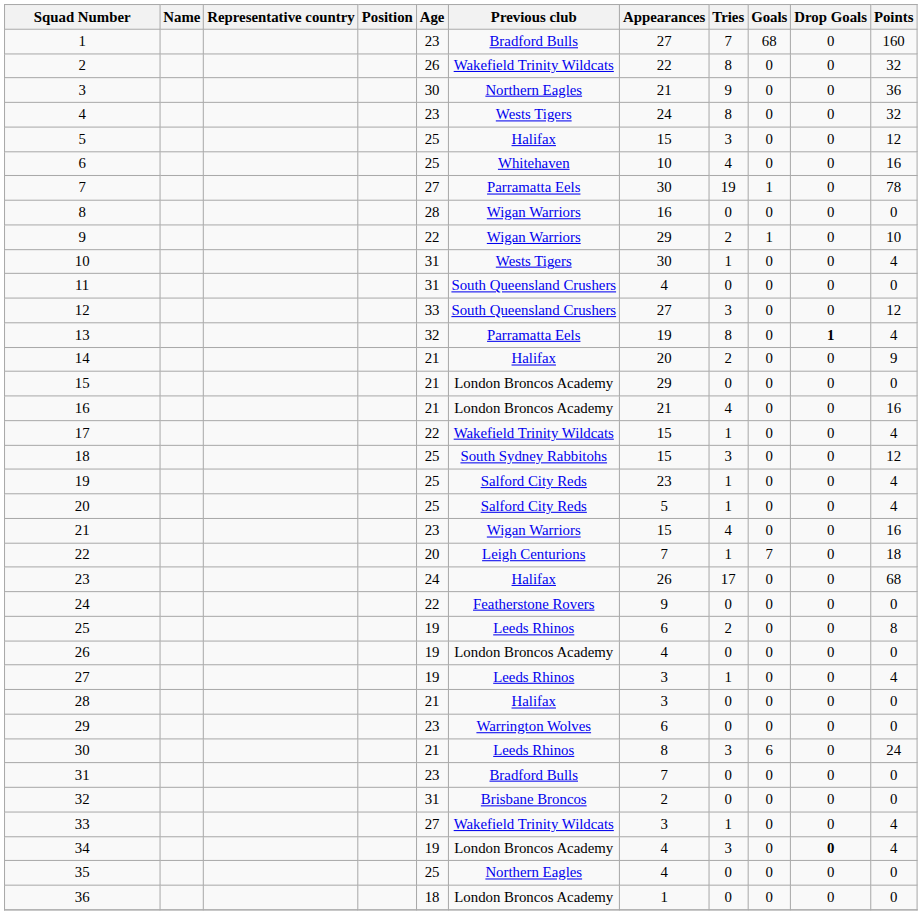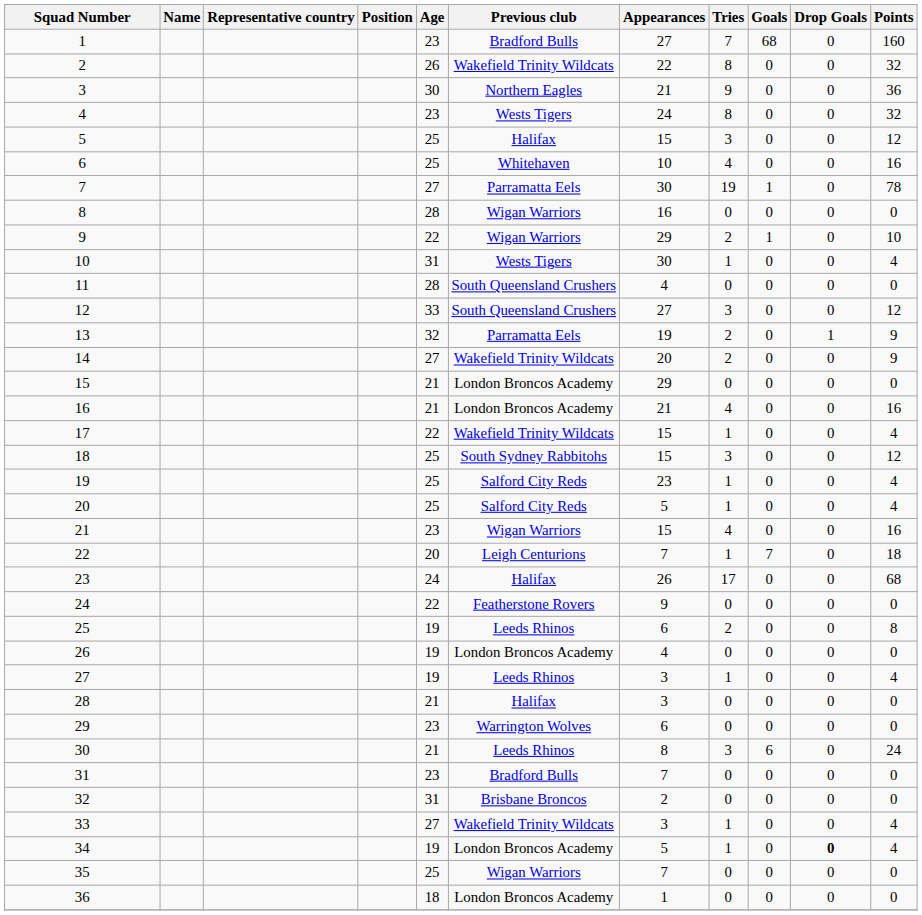(432, 286) 31 -> (432, 286) 28
(728, 335) 8 -> (728, 335) 2
(831, 335) bold -> (831, 335) normal
(894, 335) 4 -> (894, 335) 9
(432, 359) 21 -> (432, 359) 27
(534, 359) Halifax -> (534, 359) Wakefield Trinity Wildcats
(664, 848) 4 -> (664, 848) 5
(728, 848) 3 -> (728, 848) 1
(534, 873) Northern Eagles -> (534, 873) Wigan Warriors
(664, 873) 4 -> (664, 873) 7
